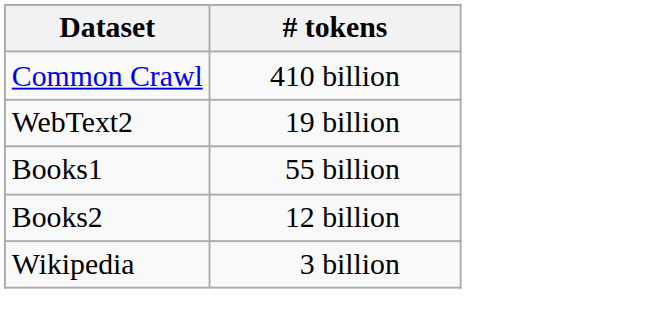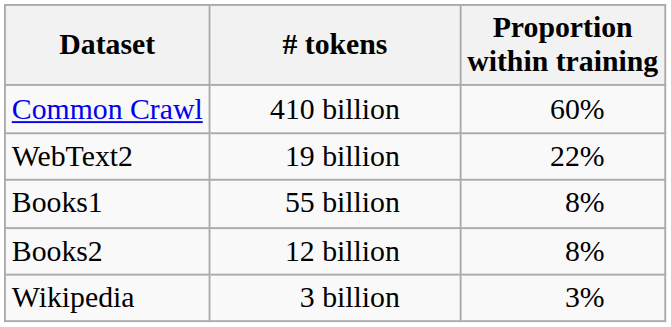+ column: (563, 44)
